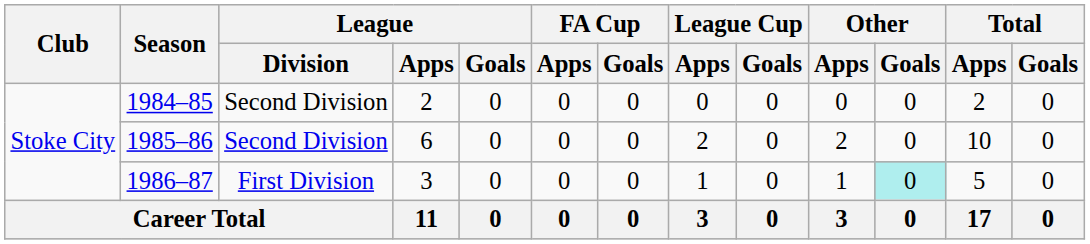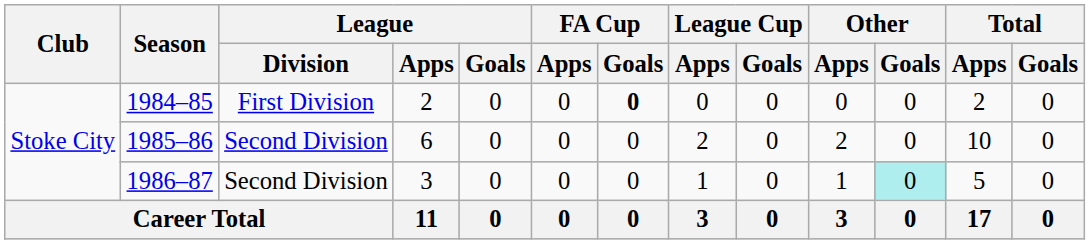(306, 102) Second Division -> (306, 102) First Division
(633, 102) normal -> (633, 102) bold
(306, 180) First Division -> (306, 180) Second Division
